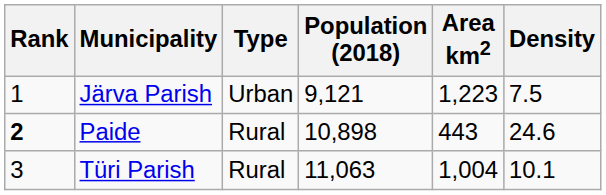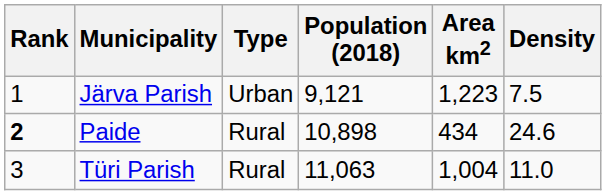(458, 132) 443 -> (458, 132) 434
(532, 170) 10.1 -> (531, 170) 11.0
